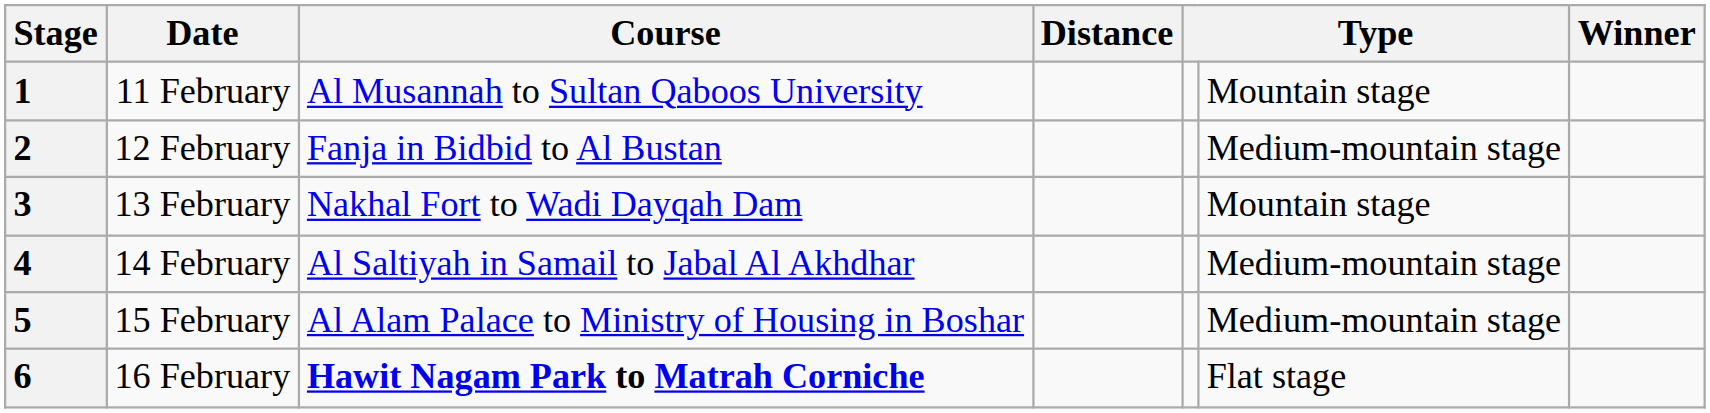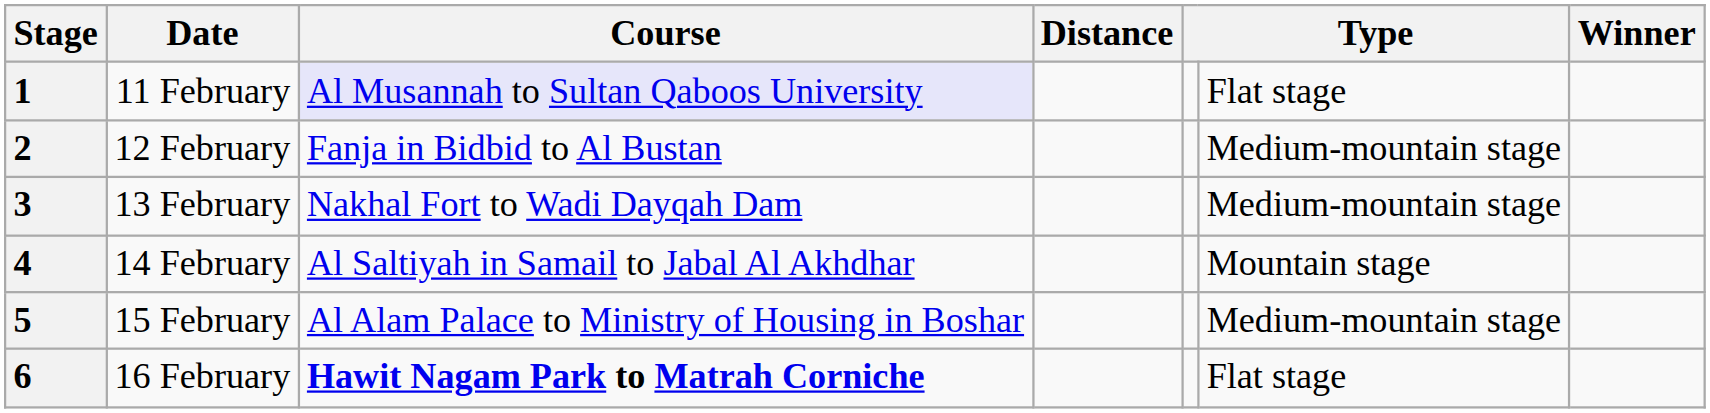(615, 90) no background -> (615, 90) lavender background
(1319, 90) Mountain stage -> (1276, 90) Flat stage
(1319, 205) Mountain stage -> (1384, 205) Medium-mountain stage
(1384, 262) Medium-mountain stage -> (1319, 262) Mountain stage
